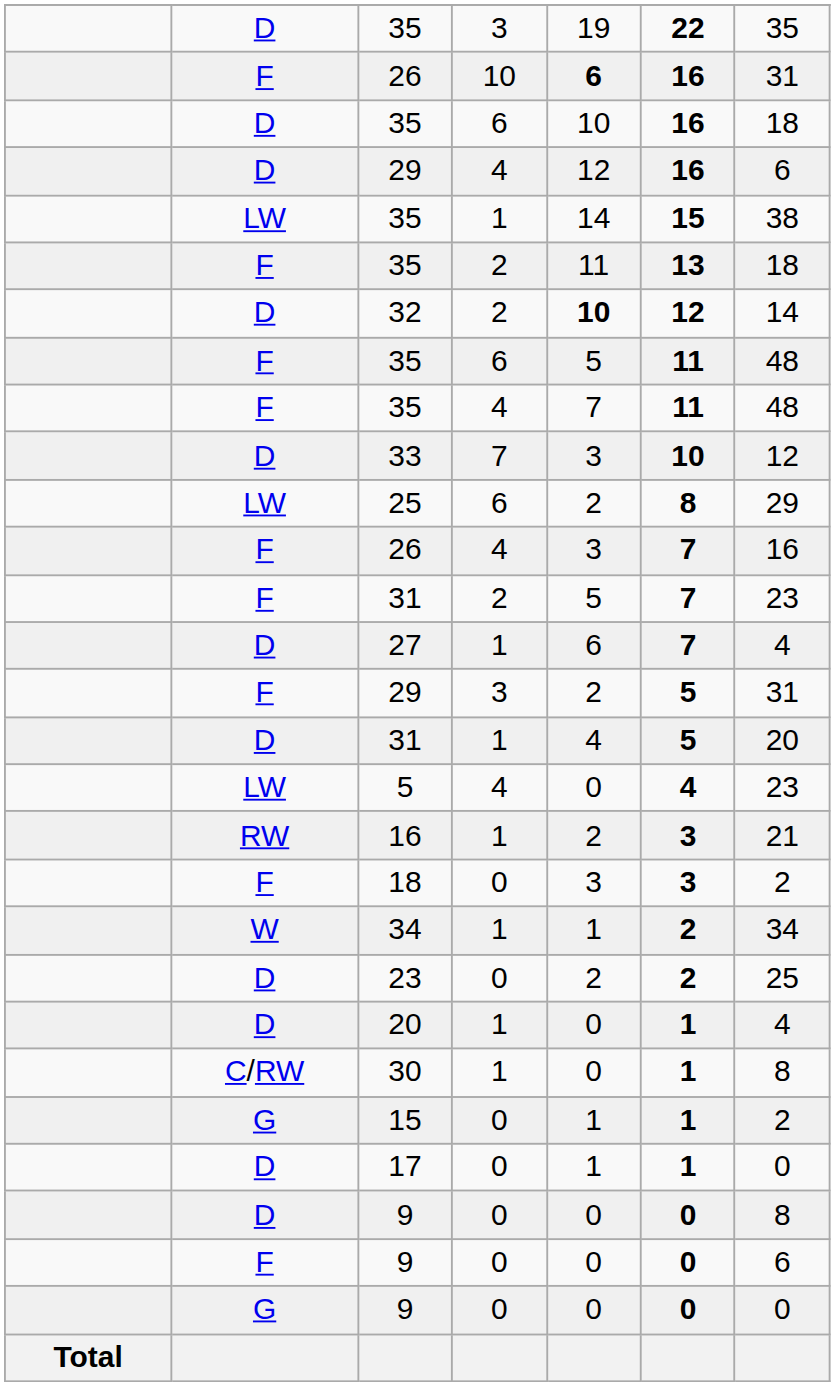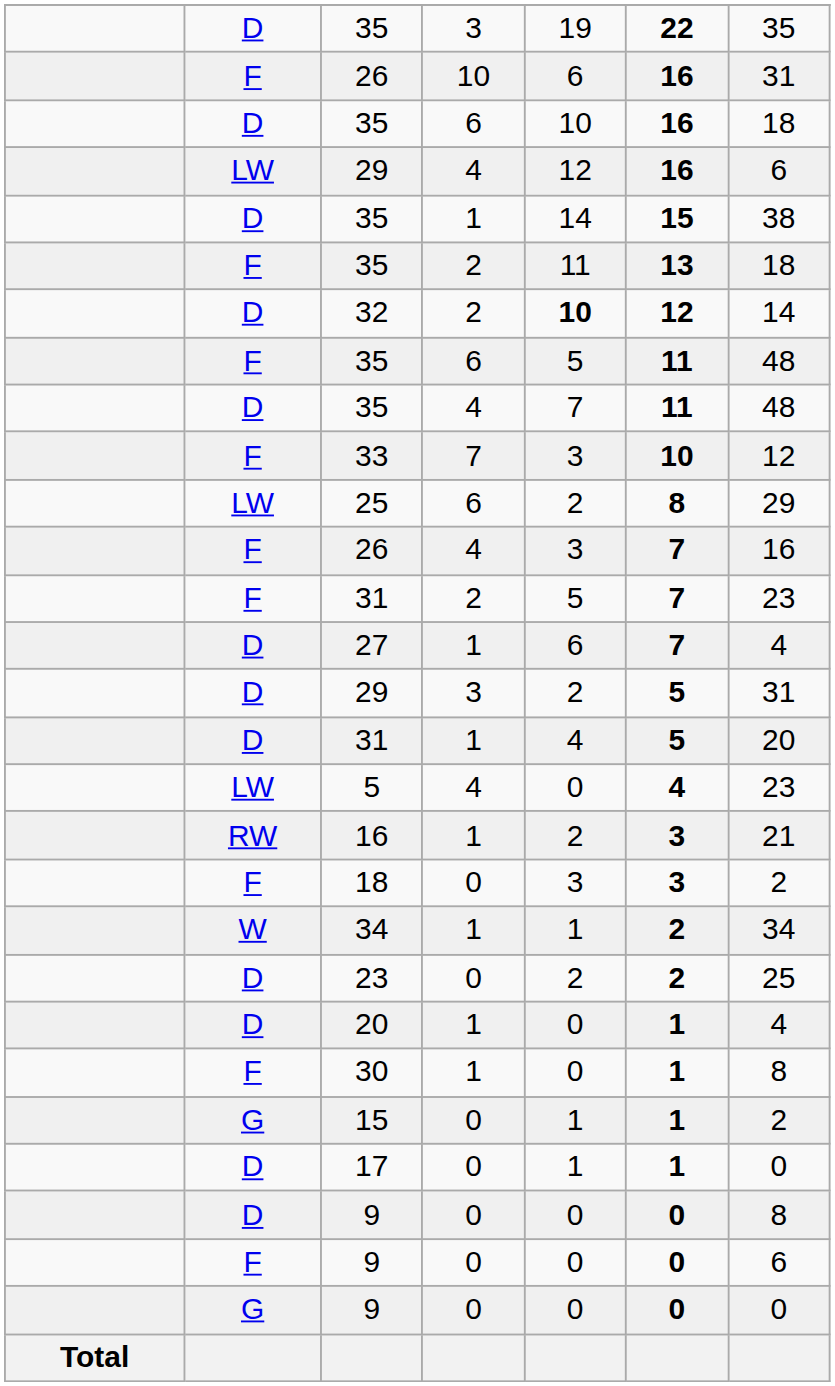(594, 75) bold -> (575, 75) normal
(265, 170) D -> (253, 170) LW
(265, 218) LW -> (253, 218) D
(265, 407) F -> (253, 407) D
(265, 455) D -> (253, 455) F
(265, 692) F -> (253, 692) D
(265, 1072) C/RW -> (253, 1072) F
